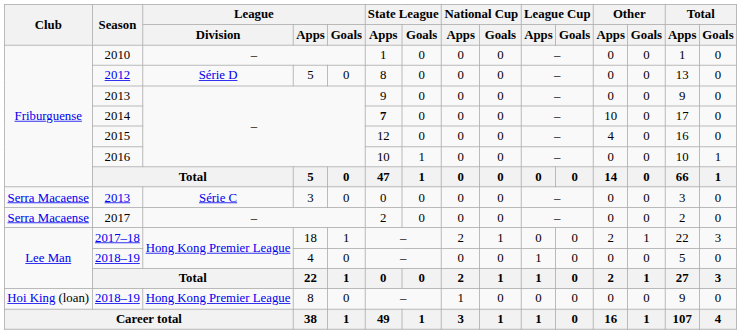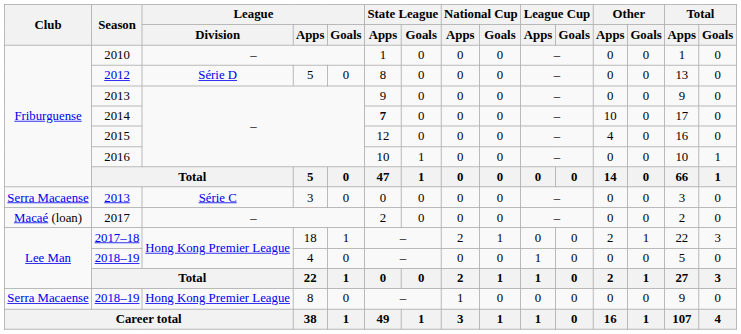(48, 217) Serra Macaense -> (48, 217) Macaé (loan)
(48, 298) Hoi King (loan) -> (48, 298) Serra Macaense
